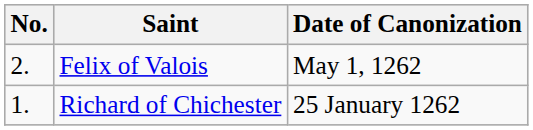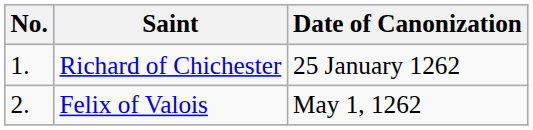rows swapped: (170, 104) <-> (134, 64)
